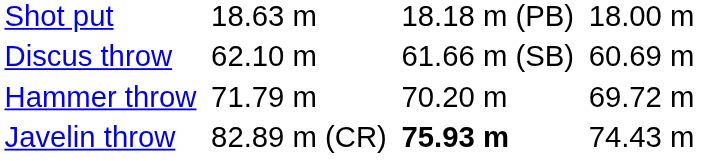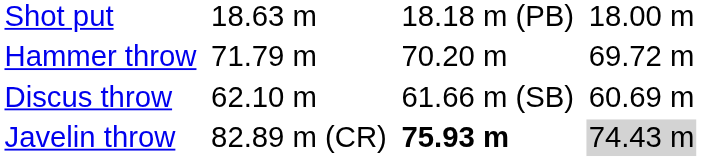rows swapped: (88, 56) <-> (100, 97)
(642, 137) no background -> (642, 137) lightgrey background
